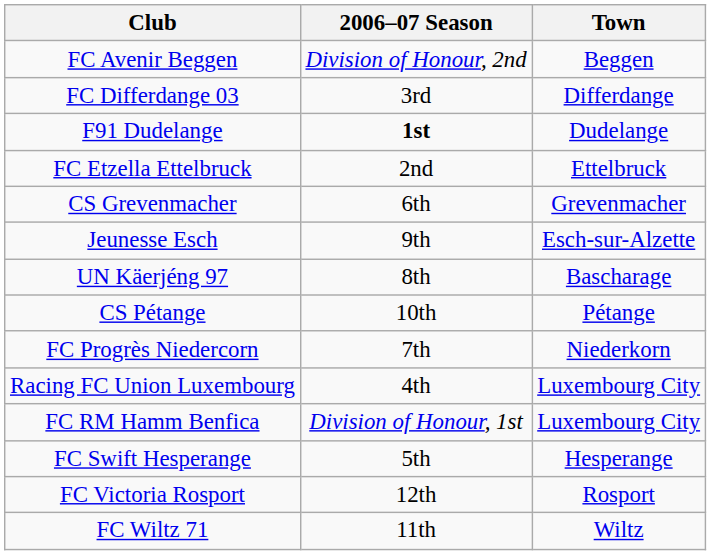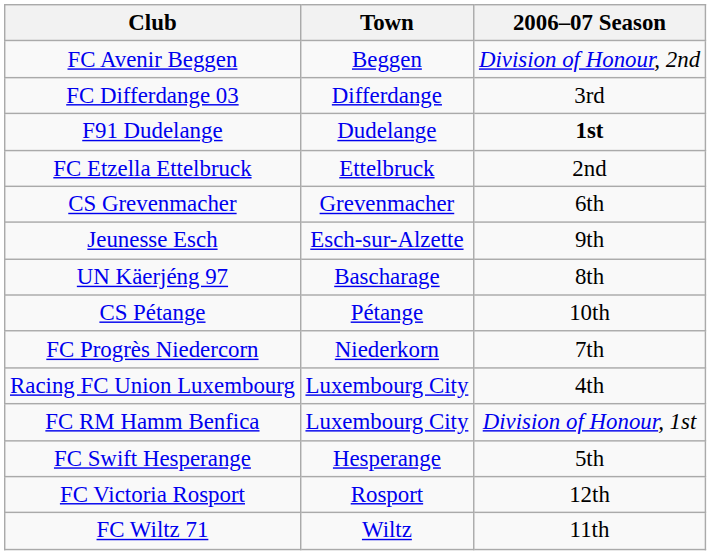columns swapped: (619, 22) <-> (416, 22)
